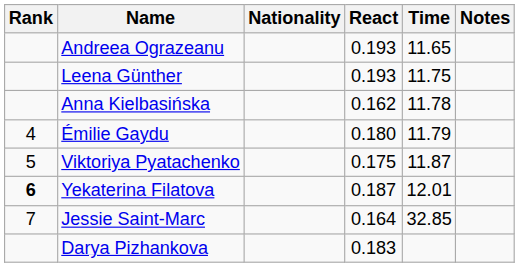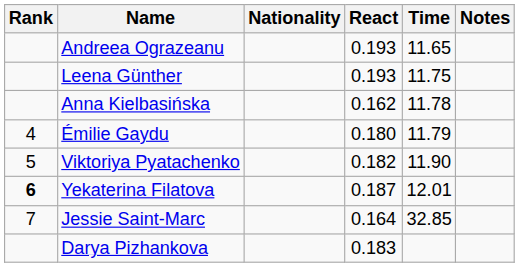(374, 162) 0.175 -> (374, 162) 0.182
(429, 162) 11.87 -> (429, 162) 11.90
